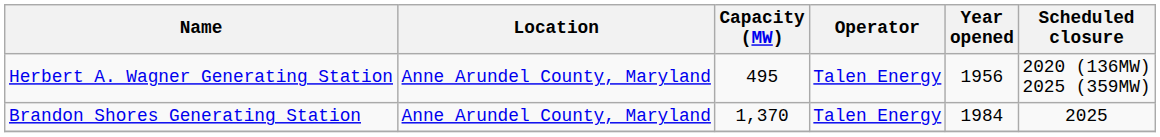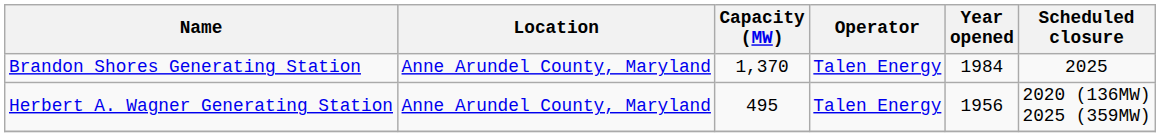rows swapped: (185, 117) <-> (201, 78)
